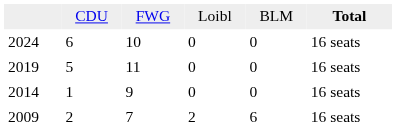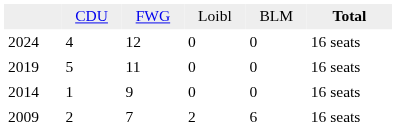(69, 41) 6 -> (69, 41) 4
(133, 41) 10 -> (133, 41) 12
